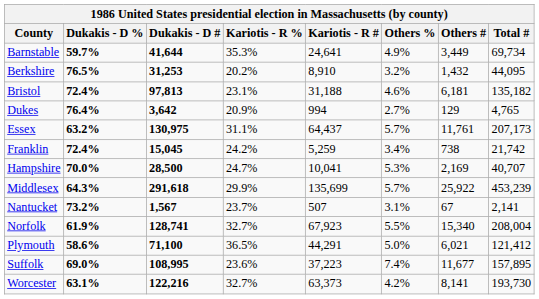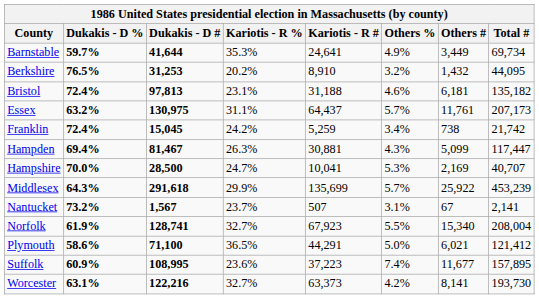- row: (23, 110)
+ row: (31, 149)
(83, 264) 69.0% -> (83, 264) 60.9%
